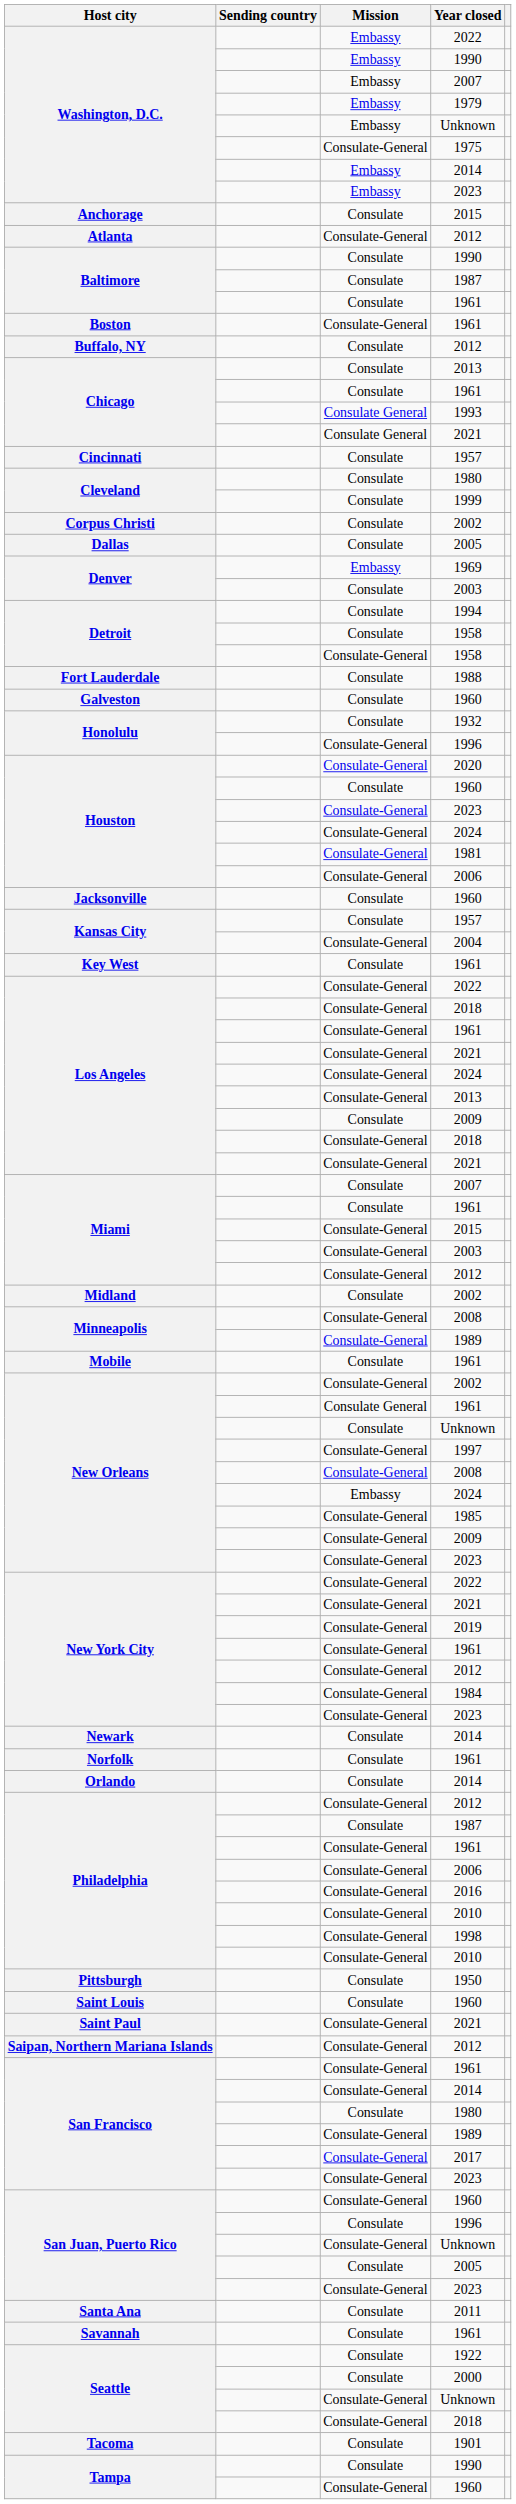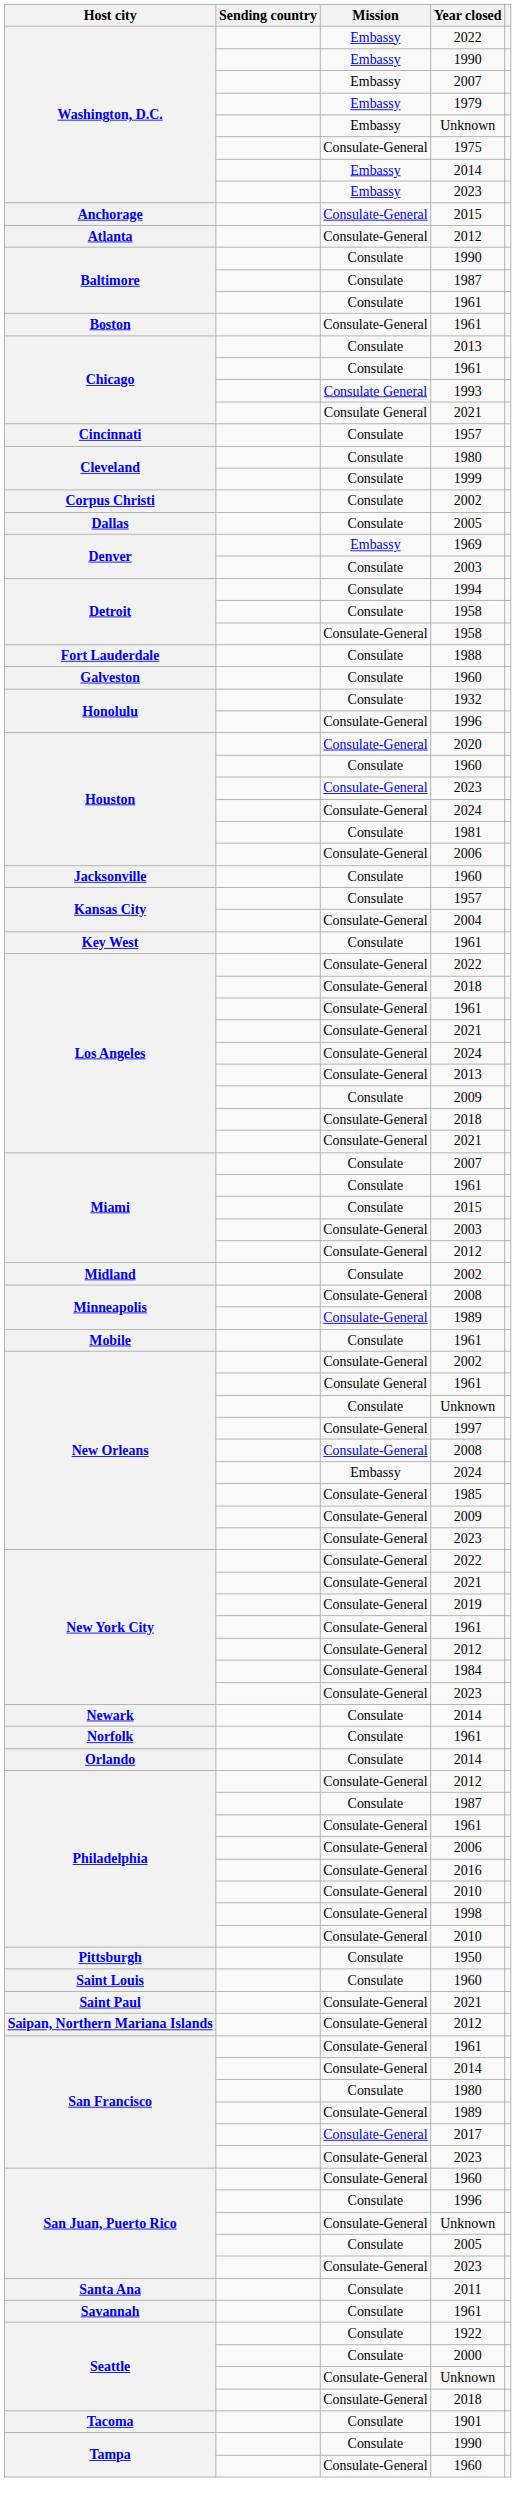(375, 214) Consulate -> (375, 214) Consulate-General
- row: (110, 346)
(375, 854) Consulate-General -> (375, 832) Consulate
(375, 1229) Consulate-General -> (375, 1207) Consulate
